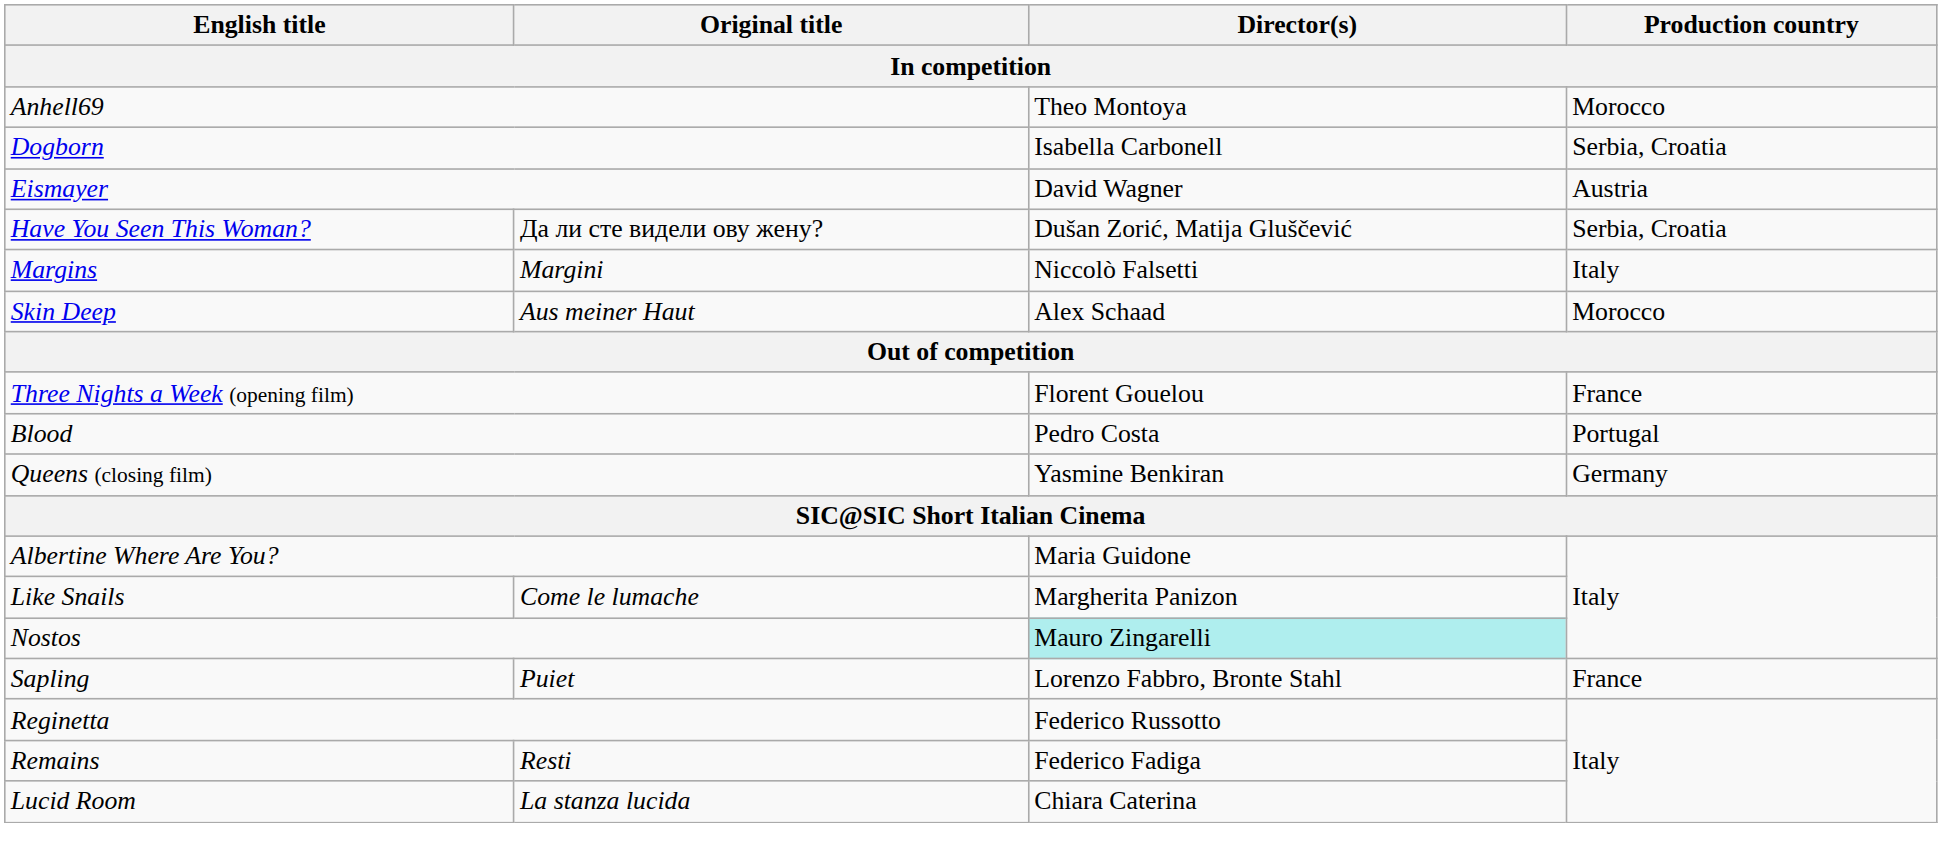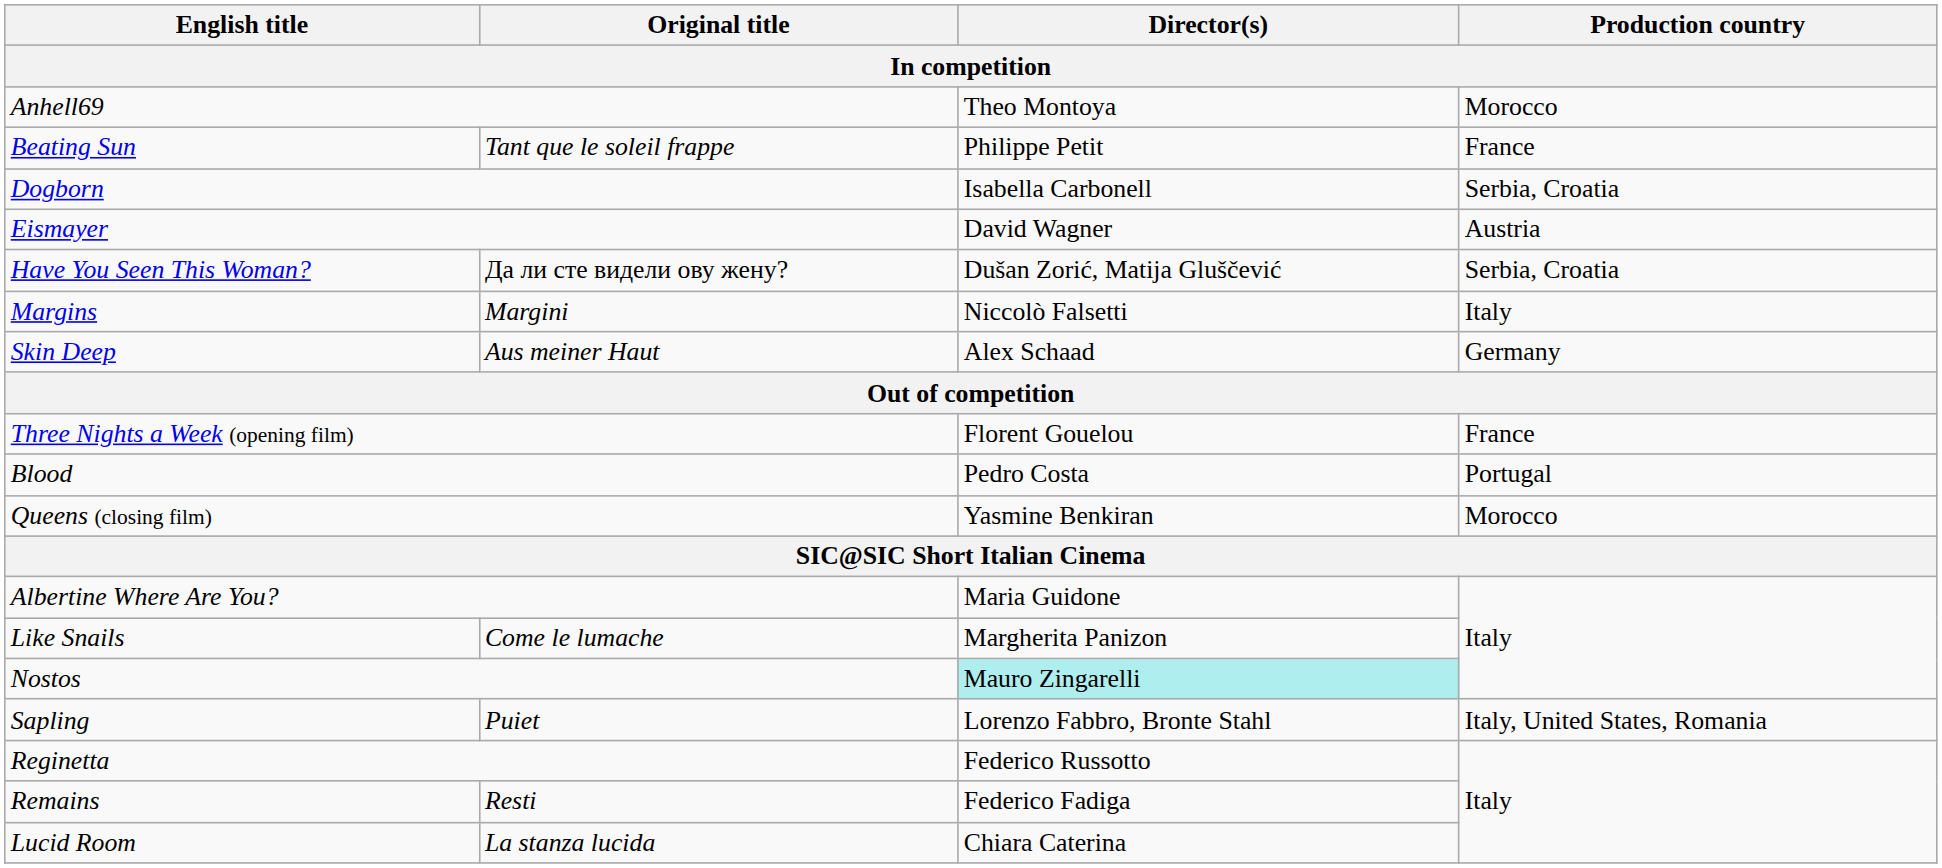+ row: (73, 147)
(1619, 310) Morocco -> (1513, 351) Germany
(1620, 474) Germany -> (1511, 515) Morocco
(1607, 678) France -> (1616, 719) Italy, United States, Romania
